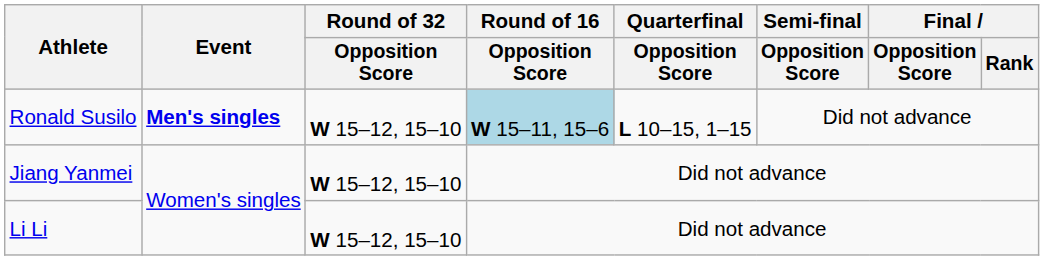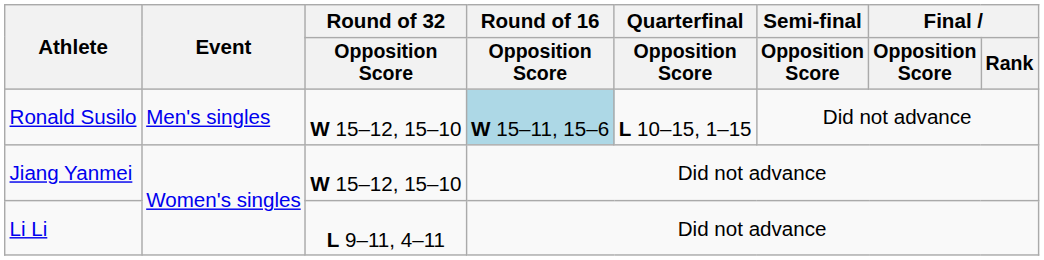(213, 117) bold -> (208, 117) normal
(386, 240) W 15–12, 15–10 -> (386, 240) L 9–11, 4–11
